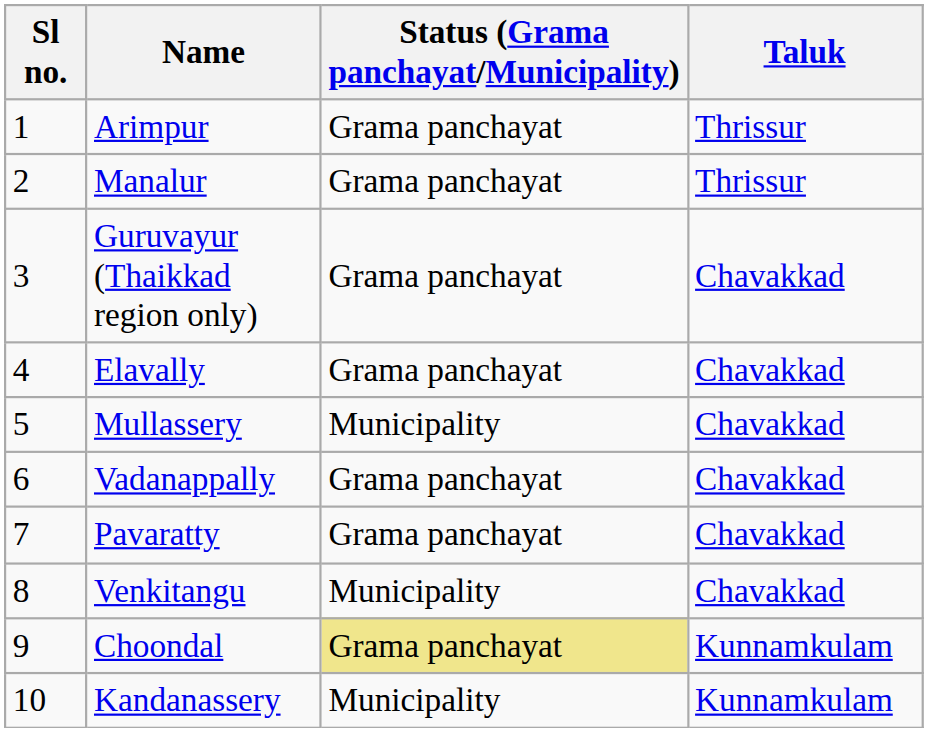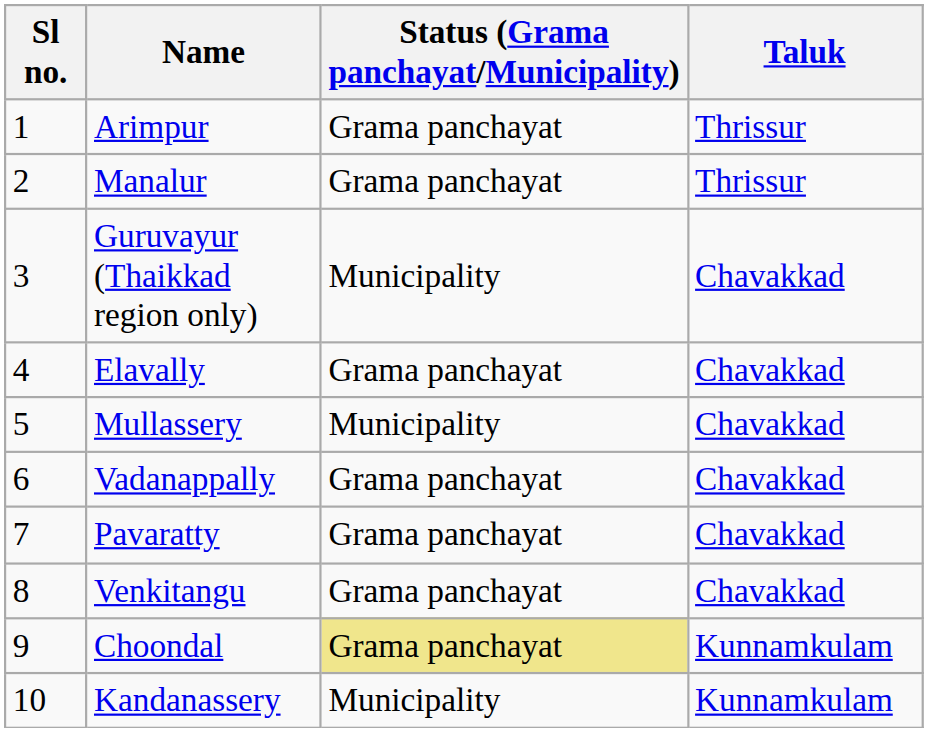(445, 275) Grama panchayat -> (414, 275) Municipality
(414, 589) Municipality -> (445, 589) Grama panchayat
